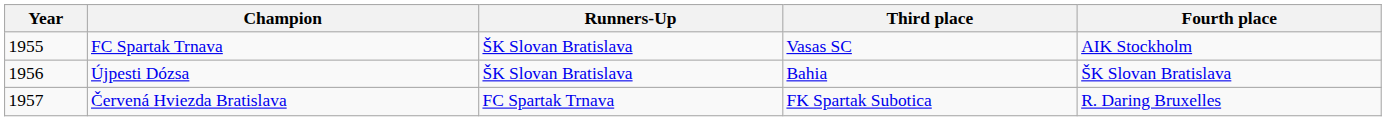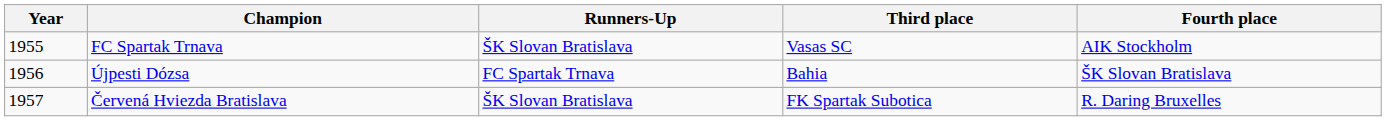(558, 73) ŠK Slovan Bratislava -> (548, 73) FC Spartak Trnava
(548, 101) FC Spartak Trnava -> (558, 101) ŠK Slovan Bratislava
